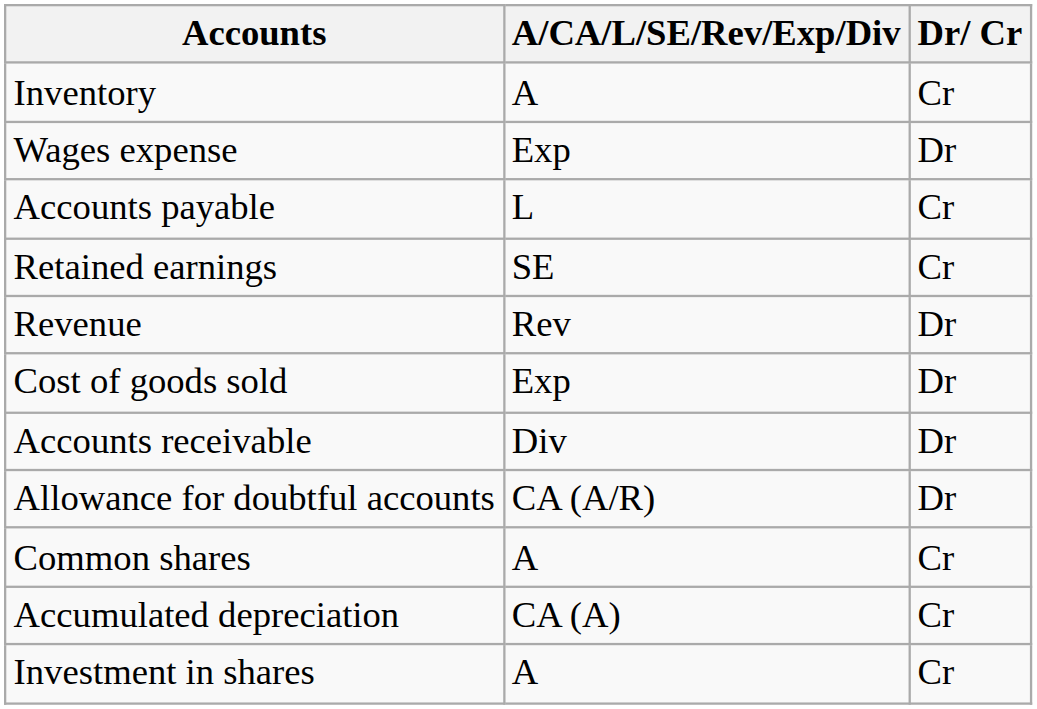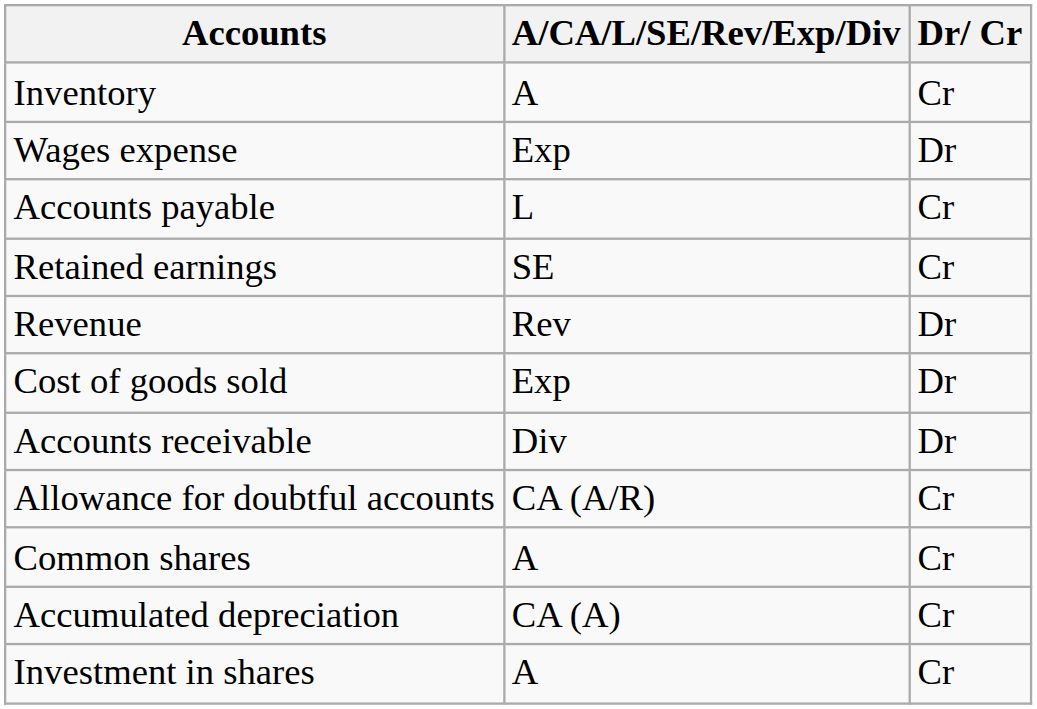(937, 498) Dr -> (936, 498) Cr
